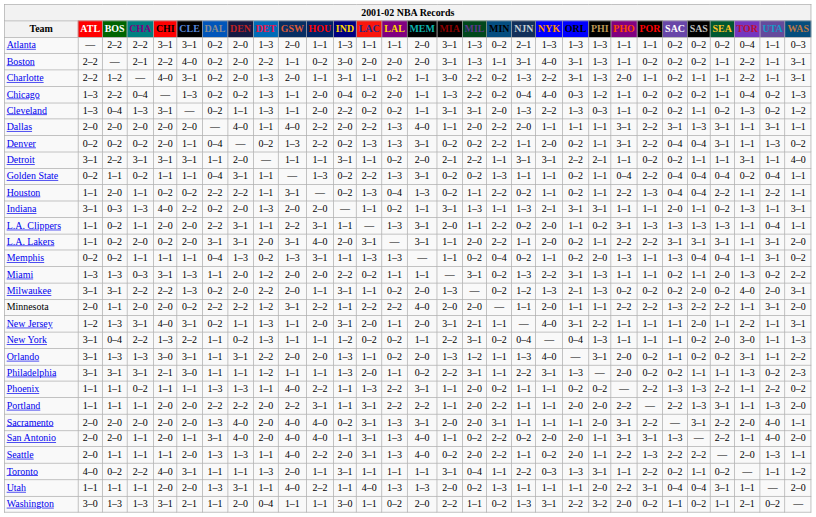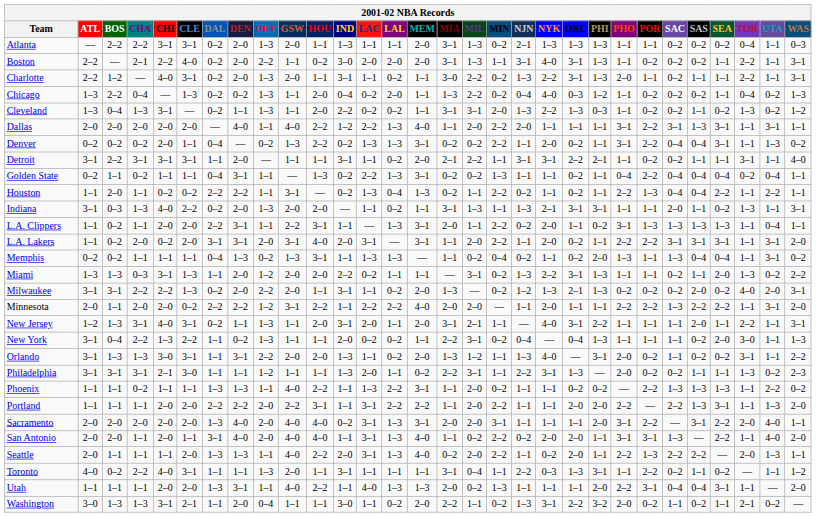(345, 127) 2–0 -> (345, 127) 1–2
(345, 340) 1–2 -> (345, 340) 2–0
(722, 389) 2–2 -> (722, 389) 1–3
